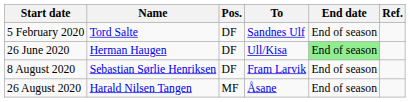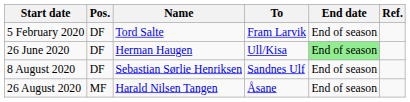columns swapped: (232, 13) <-> (153, 13)
(276, 32) Sandnes Ulf -> (277, 32) Fram Larvik
(277, 69) Fram Larvik -> (276, 69) Sandnes Ulf
